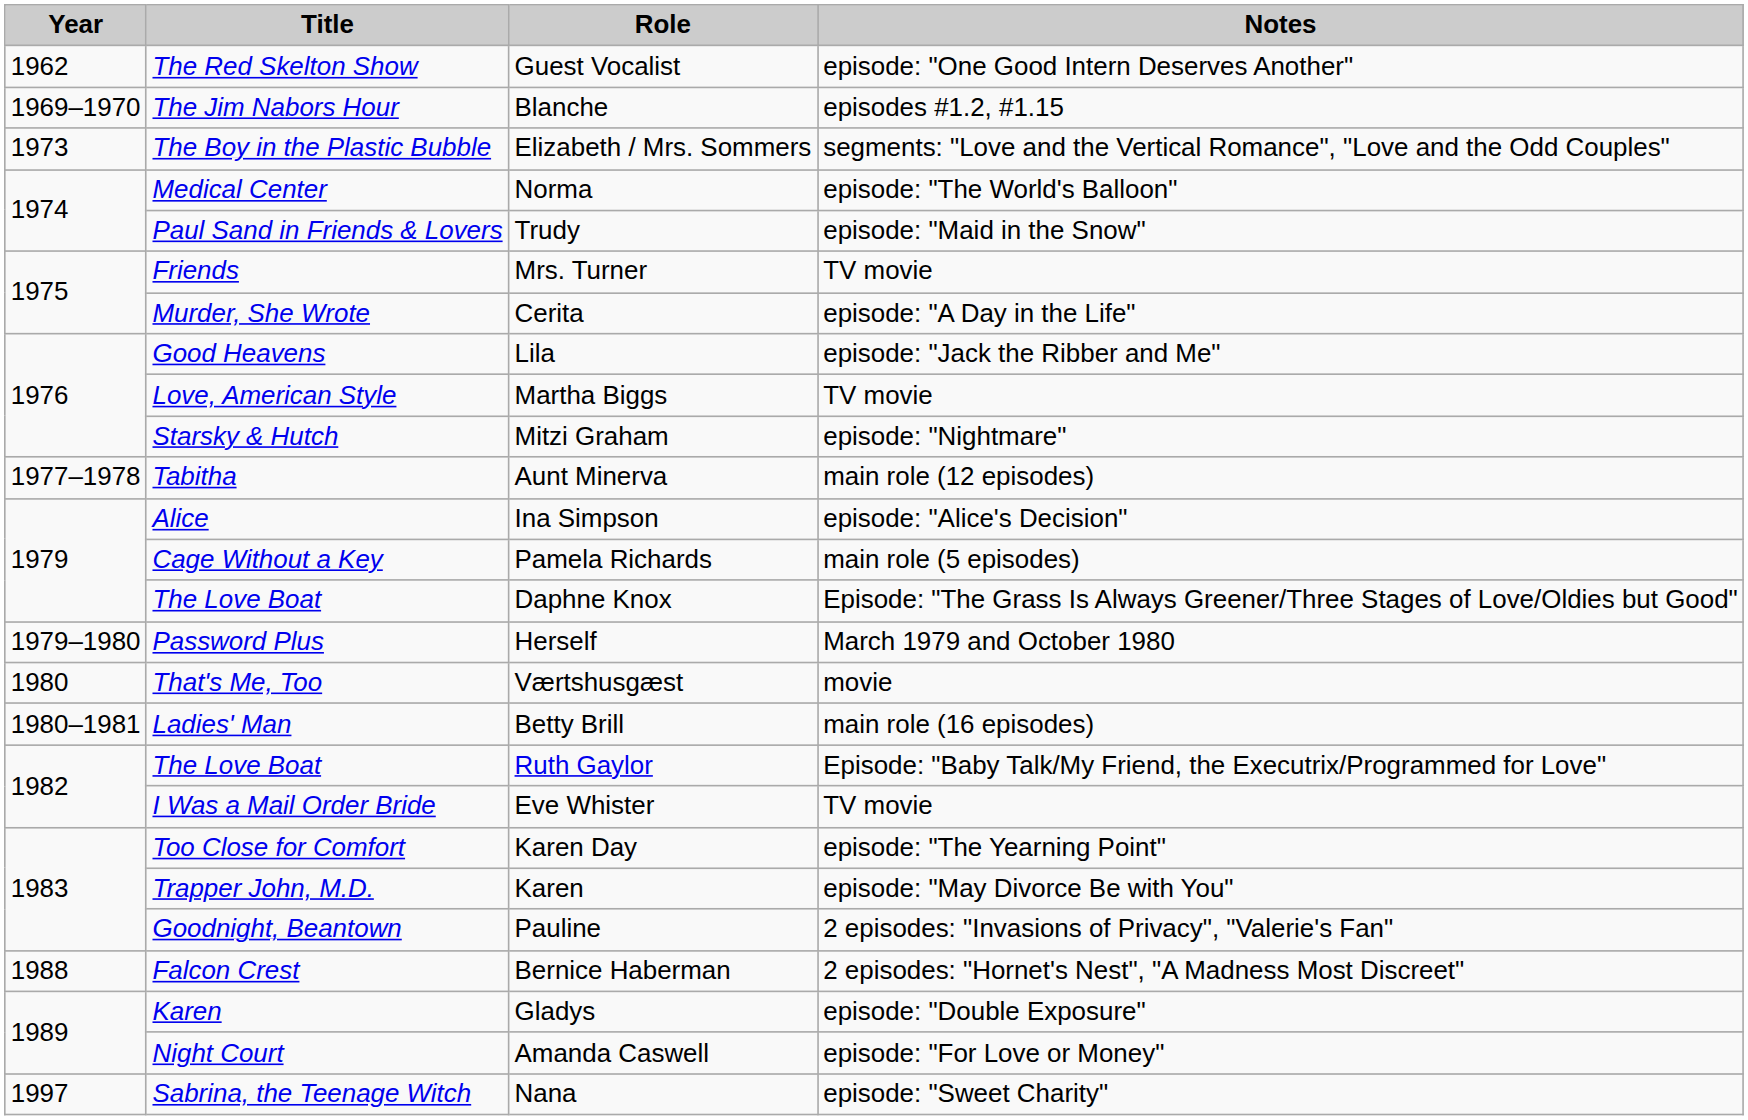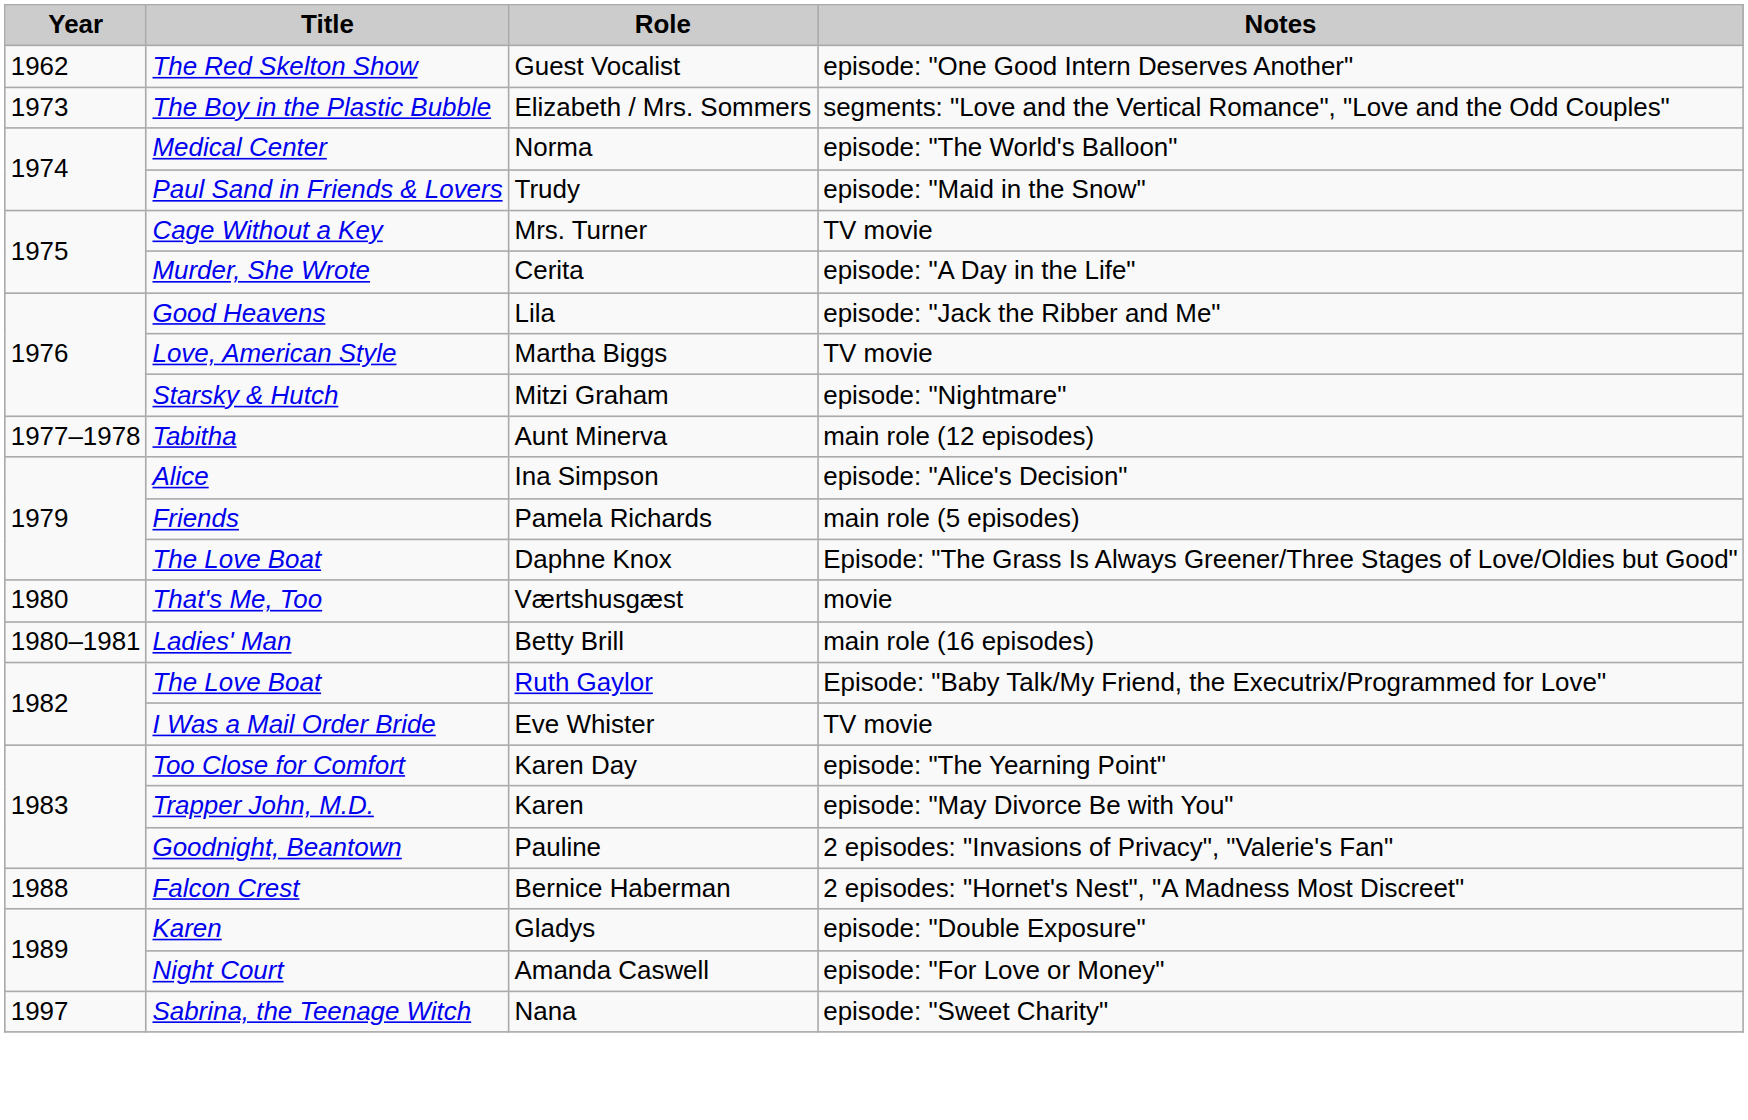- row: (561, 107)
(196, 271) Friends -> (268, 230) Cage Without a Key
(268, 559) Cage Without a Key -> (196, 518) Friends
- row: (556, 641)
